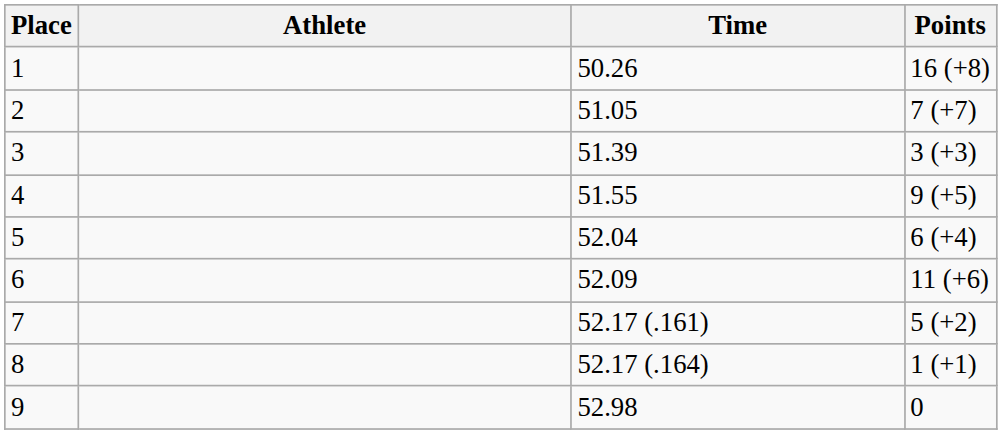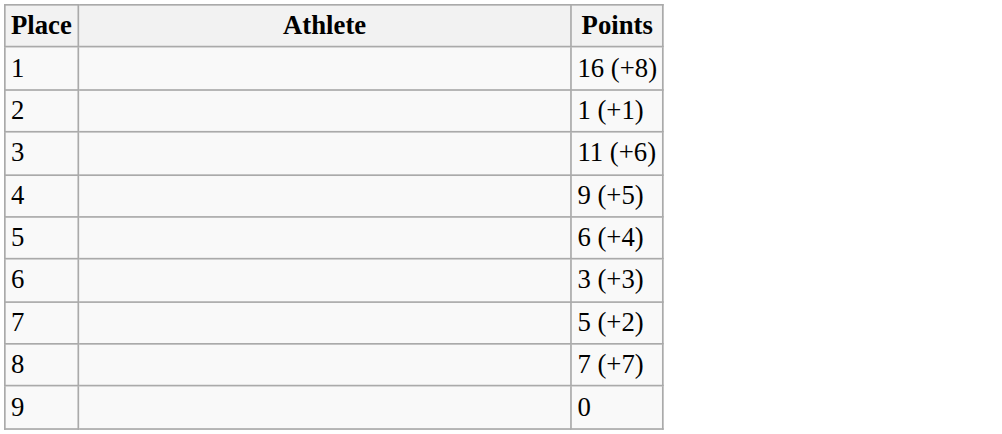- column: (738, 25)
(944, 110) 7 (+7) -> (611, 110) 1 (+1)
(944, 152) 3 (+3) -> (617, 152) 11 (+6)
(950, 279) 11 (+6) -> (611, 279) 3 (+3)
(944, 364) 1 (+1) -> (611, 364) 7 (+7)
